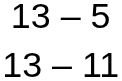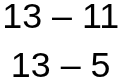rows swapped: (61, 65) <-> (61, 16)
